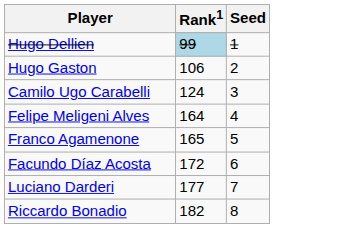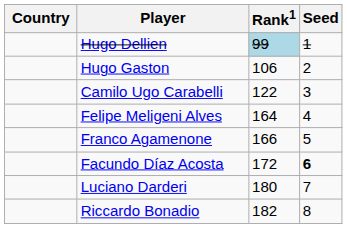+ column: (41, 18)
(192, 92) 124 -> (265, 92) 122
(192, 139) 165 -> (265, 139) 166
(234, 163) normal -> (307, 163) bold
(192, 187) 177 -> (265, 187) 180
